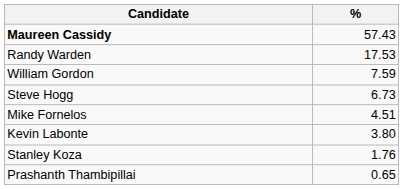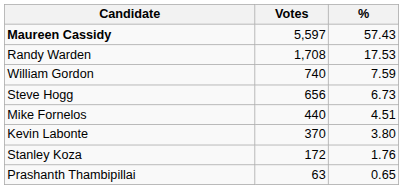+ column: (292, 14)
